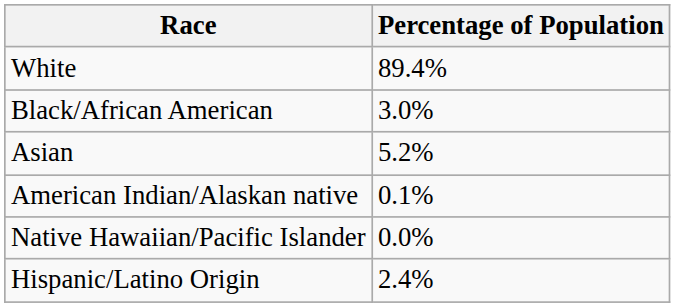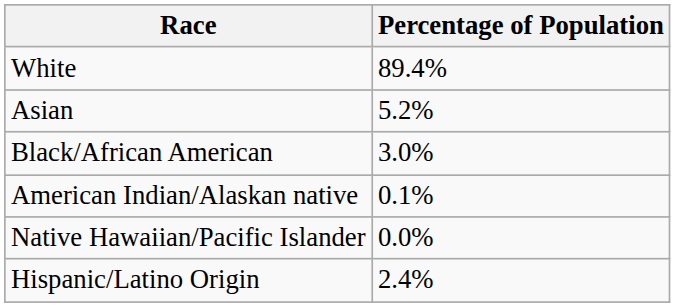rows swapped: (42, 152) <-> (142, 110)
